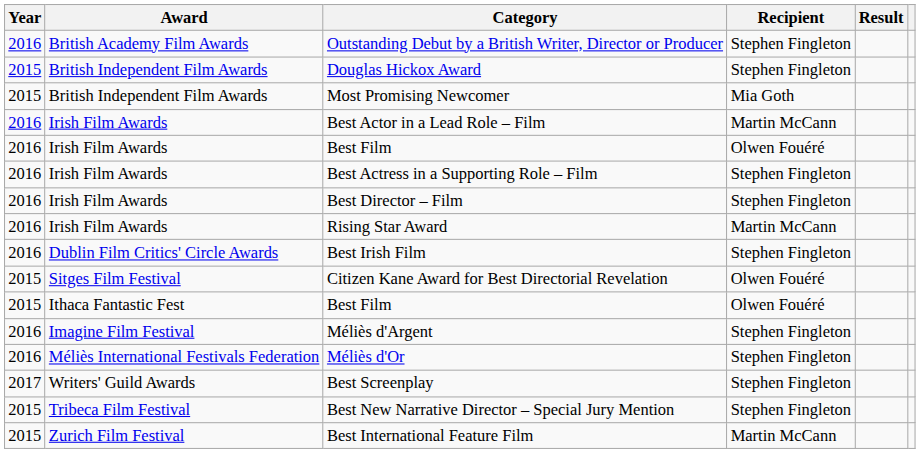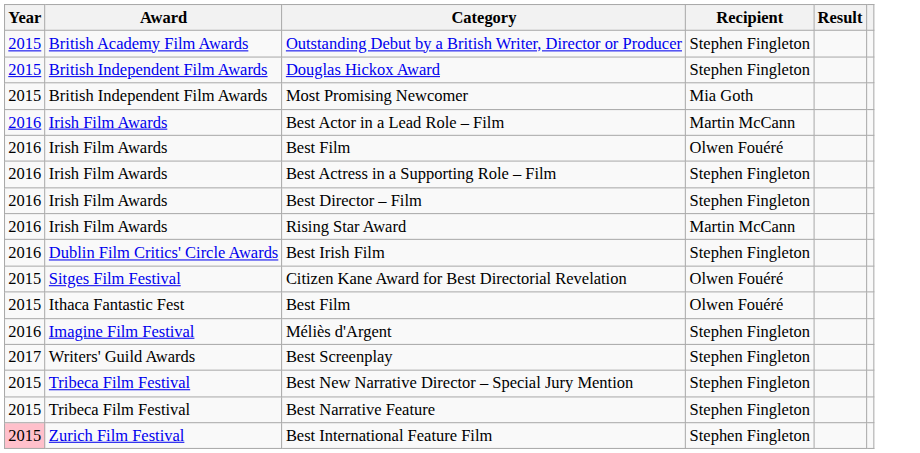(25, 43) 2016 -> (25, 43) 2015
- row: (184, 357)
+ row: (120, 409)
(25, 435) no background -> (25, 435) pink background
(784, 435) Martin McCann -> (750, 435) Stephen Fingleton
